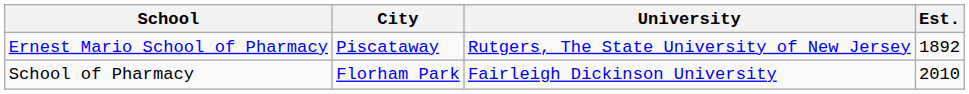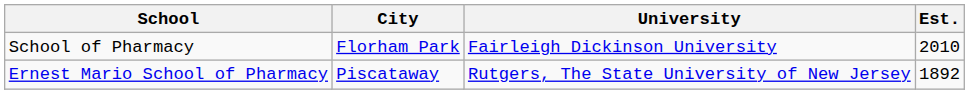rows swapped: (101, 75) <-> (168, 47)
